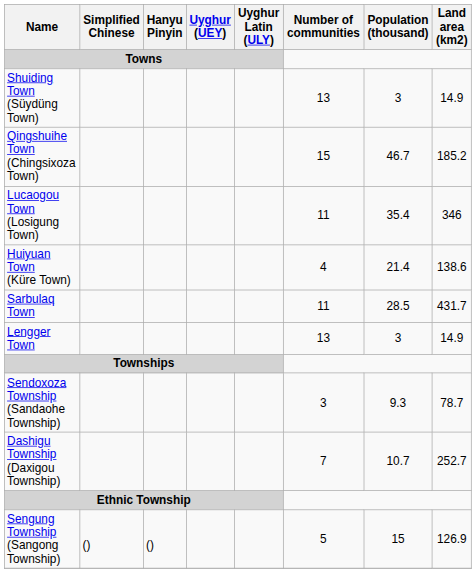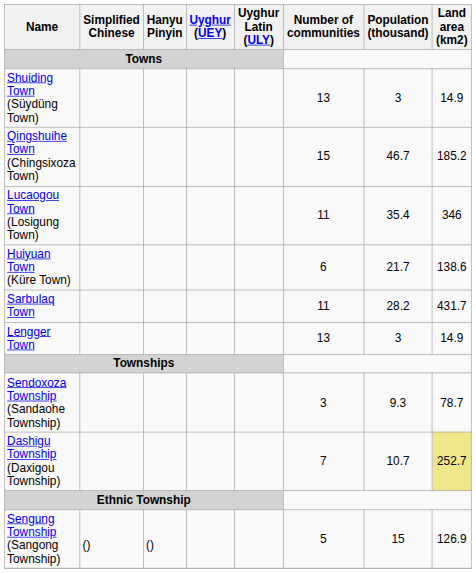(323, 267) 4 -> (323, 267) 6
(398, 267) 21.4 -> (398, 267) 21.7
(398, 306) 28.5 -> (398, 306) 28.2
(452, 461) no background -> (452, 461) khaki background
